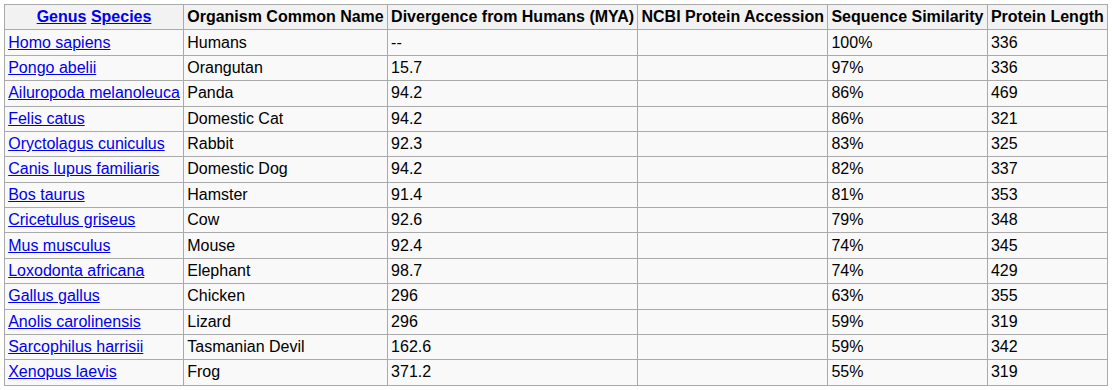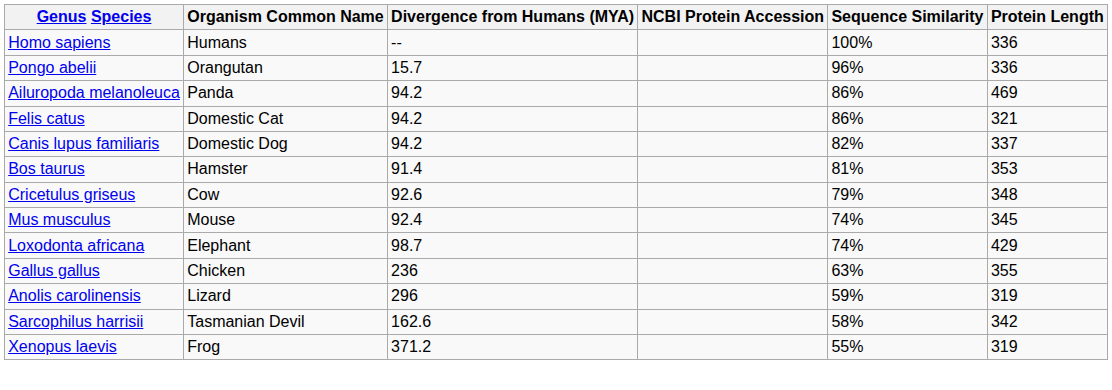(847, 67) 97% -> (847, 67) 96%
- row: (86, 144)
(404, 296) 296 -> (404, 270) 236
(847, 347) 59% -> (847, 321) 58%
